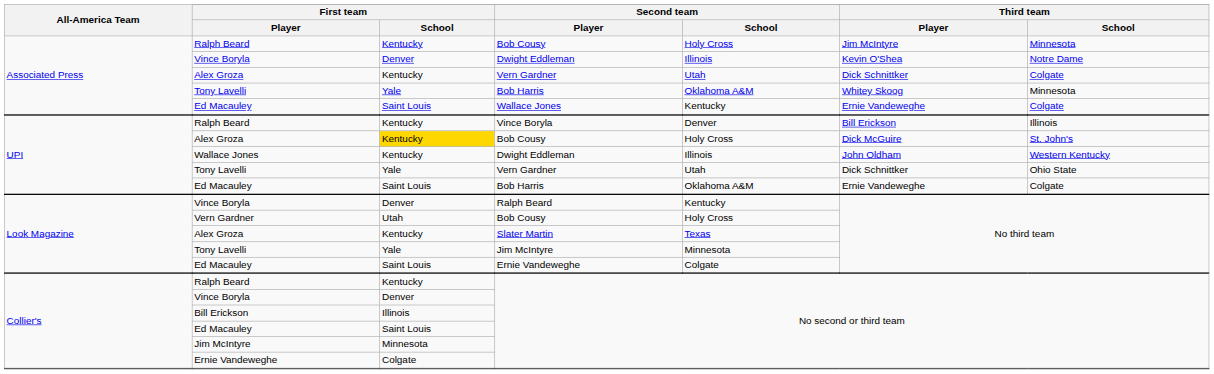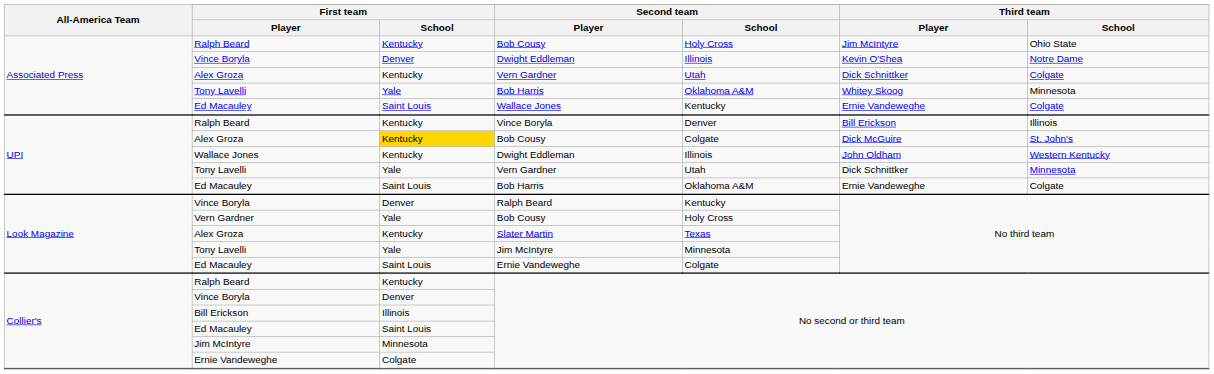(1053, 43) Minnesota -> (1053, 43) Ohio State
(709, 138) Holy Cross -> (702, 138) Colgate
(1053, 170) Ohio State -> (1053, 170) Minnesota
(392, 218) Utah -> (392, 218) Yale
